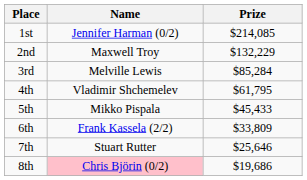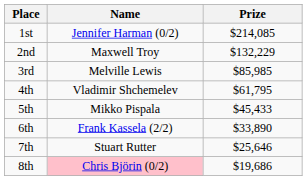(253, 71) $85,284 -> (253, 71) $85,985
(253, 128) $33,809 -> (253, 128) $33,890
